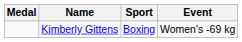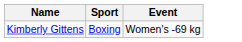- column: (22, 13)
